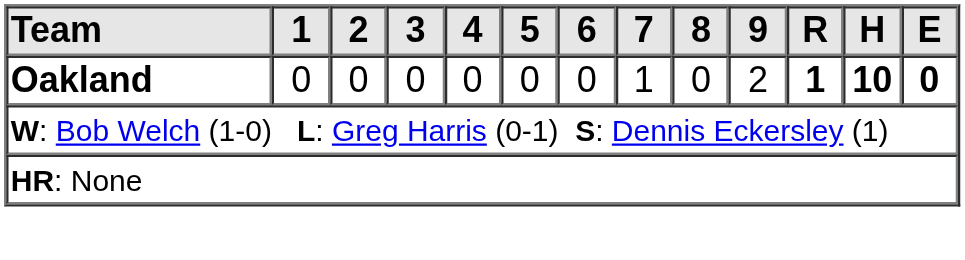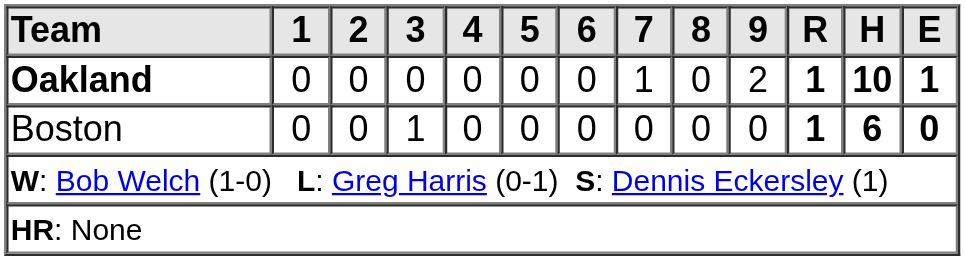(929, 79) 0 -> (929, 79) 1
+ row: (67, 129)
